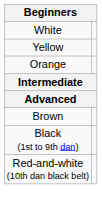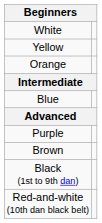+ row: (48, 99)
+ row: (48, 133)
